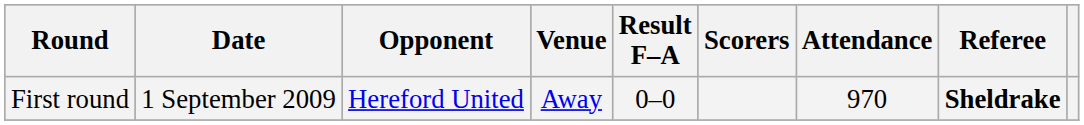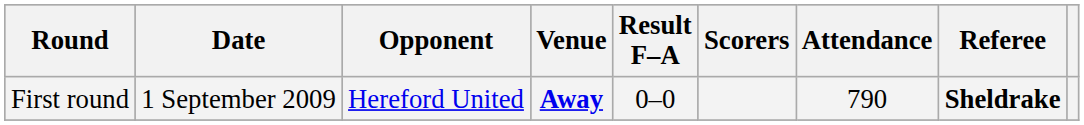(571, 98) normal -> (571, 98) bold
(867, 98) 970 -> (867, 98) 790
